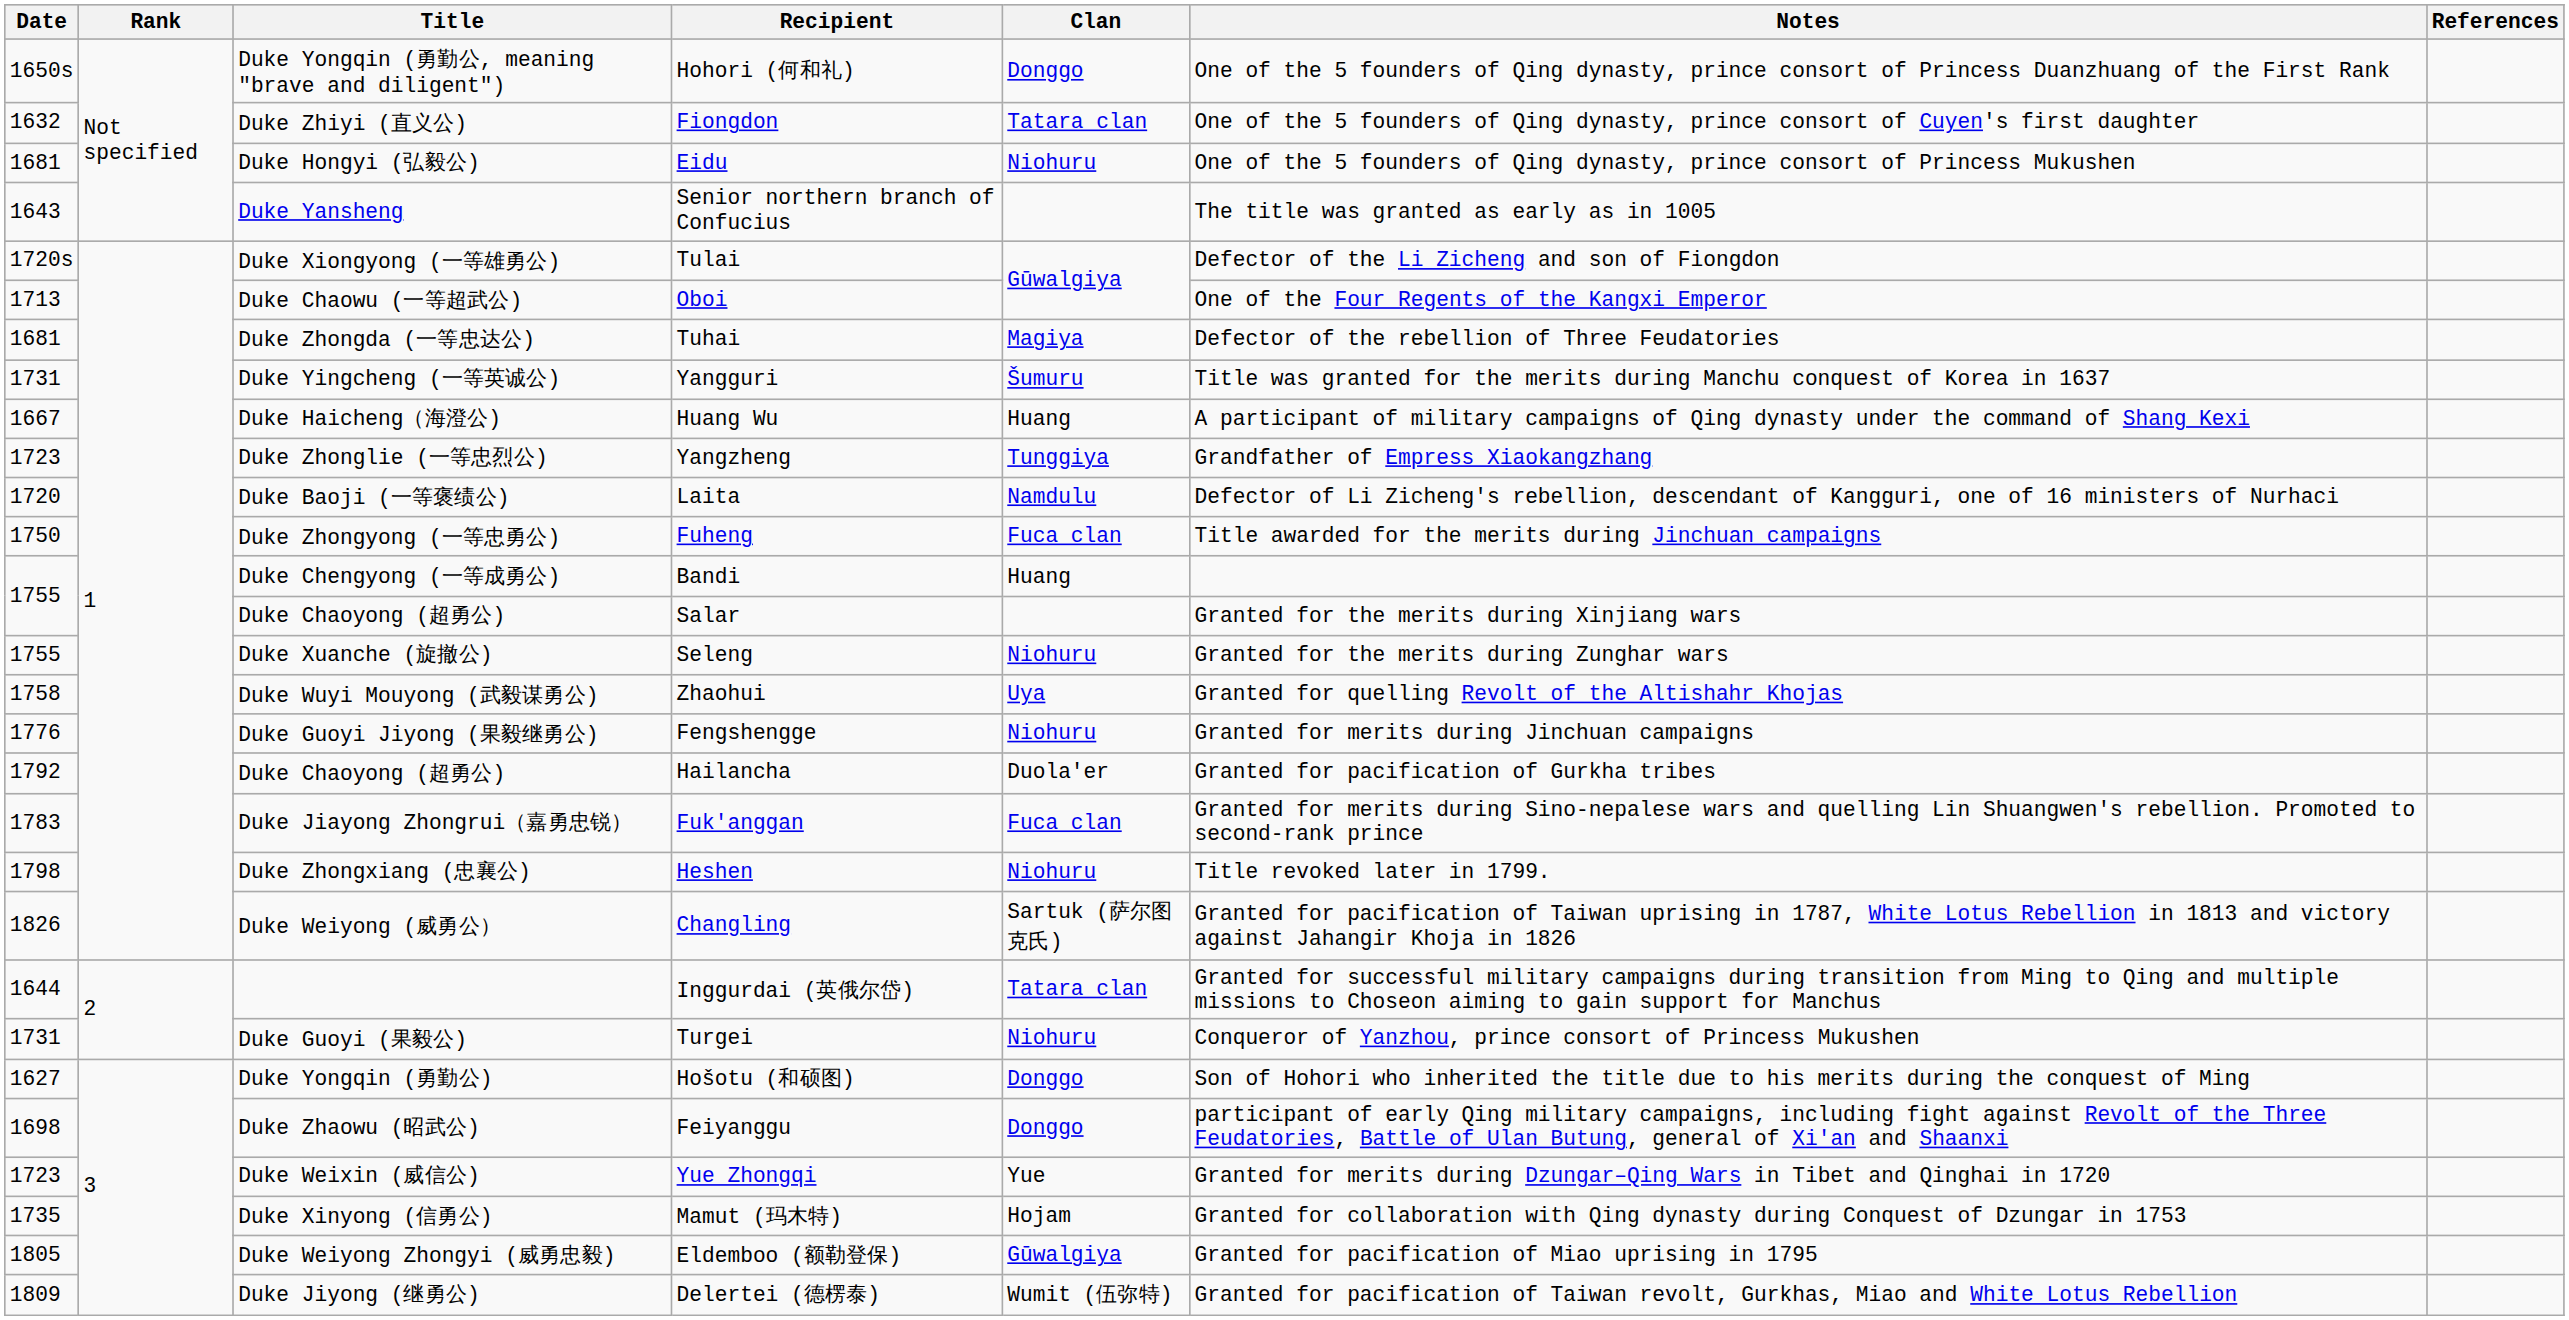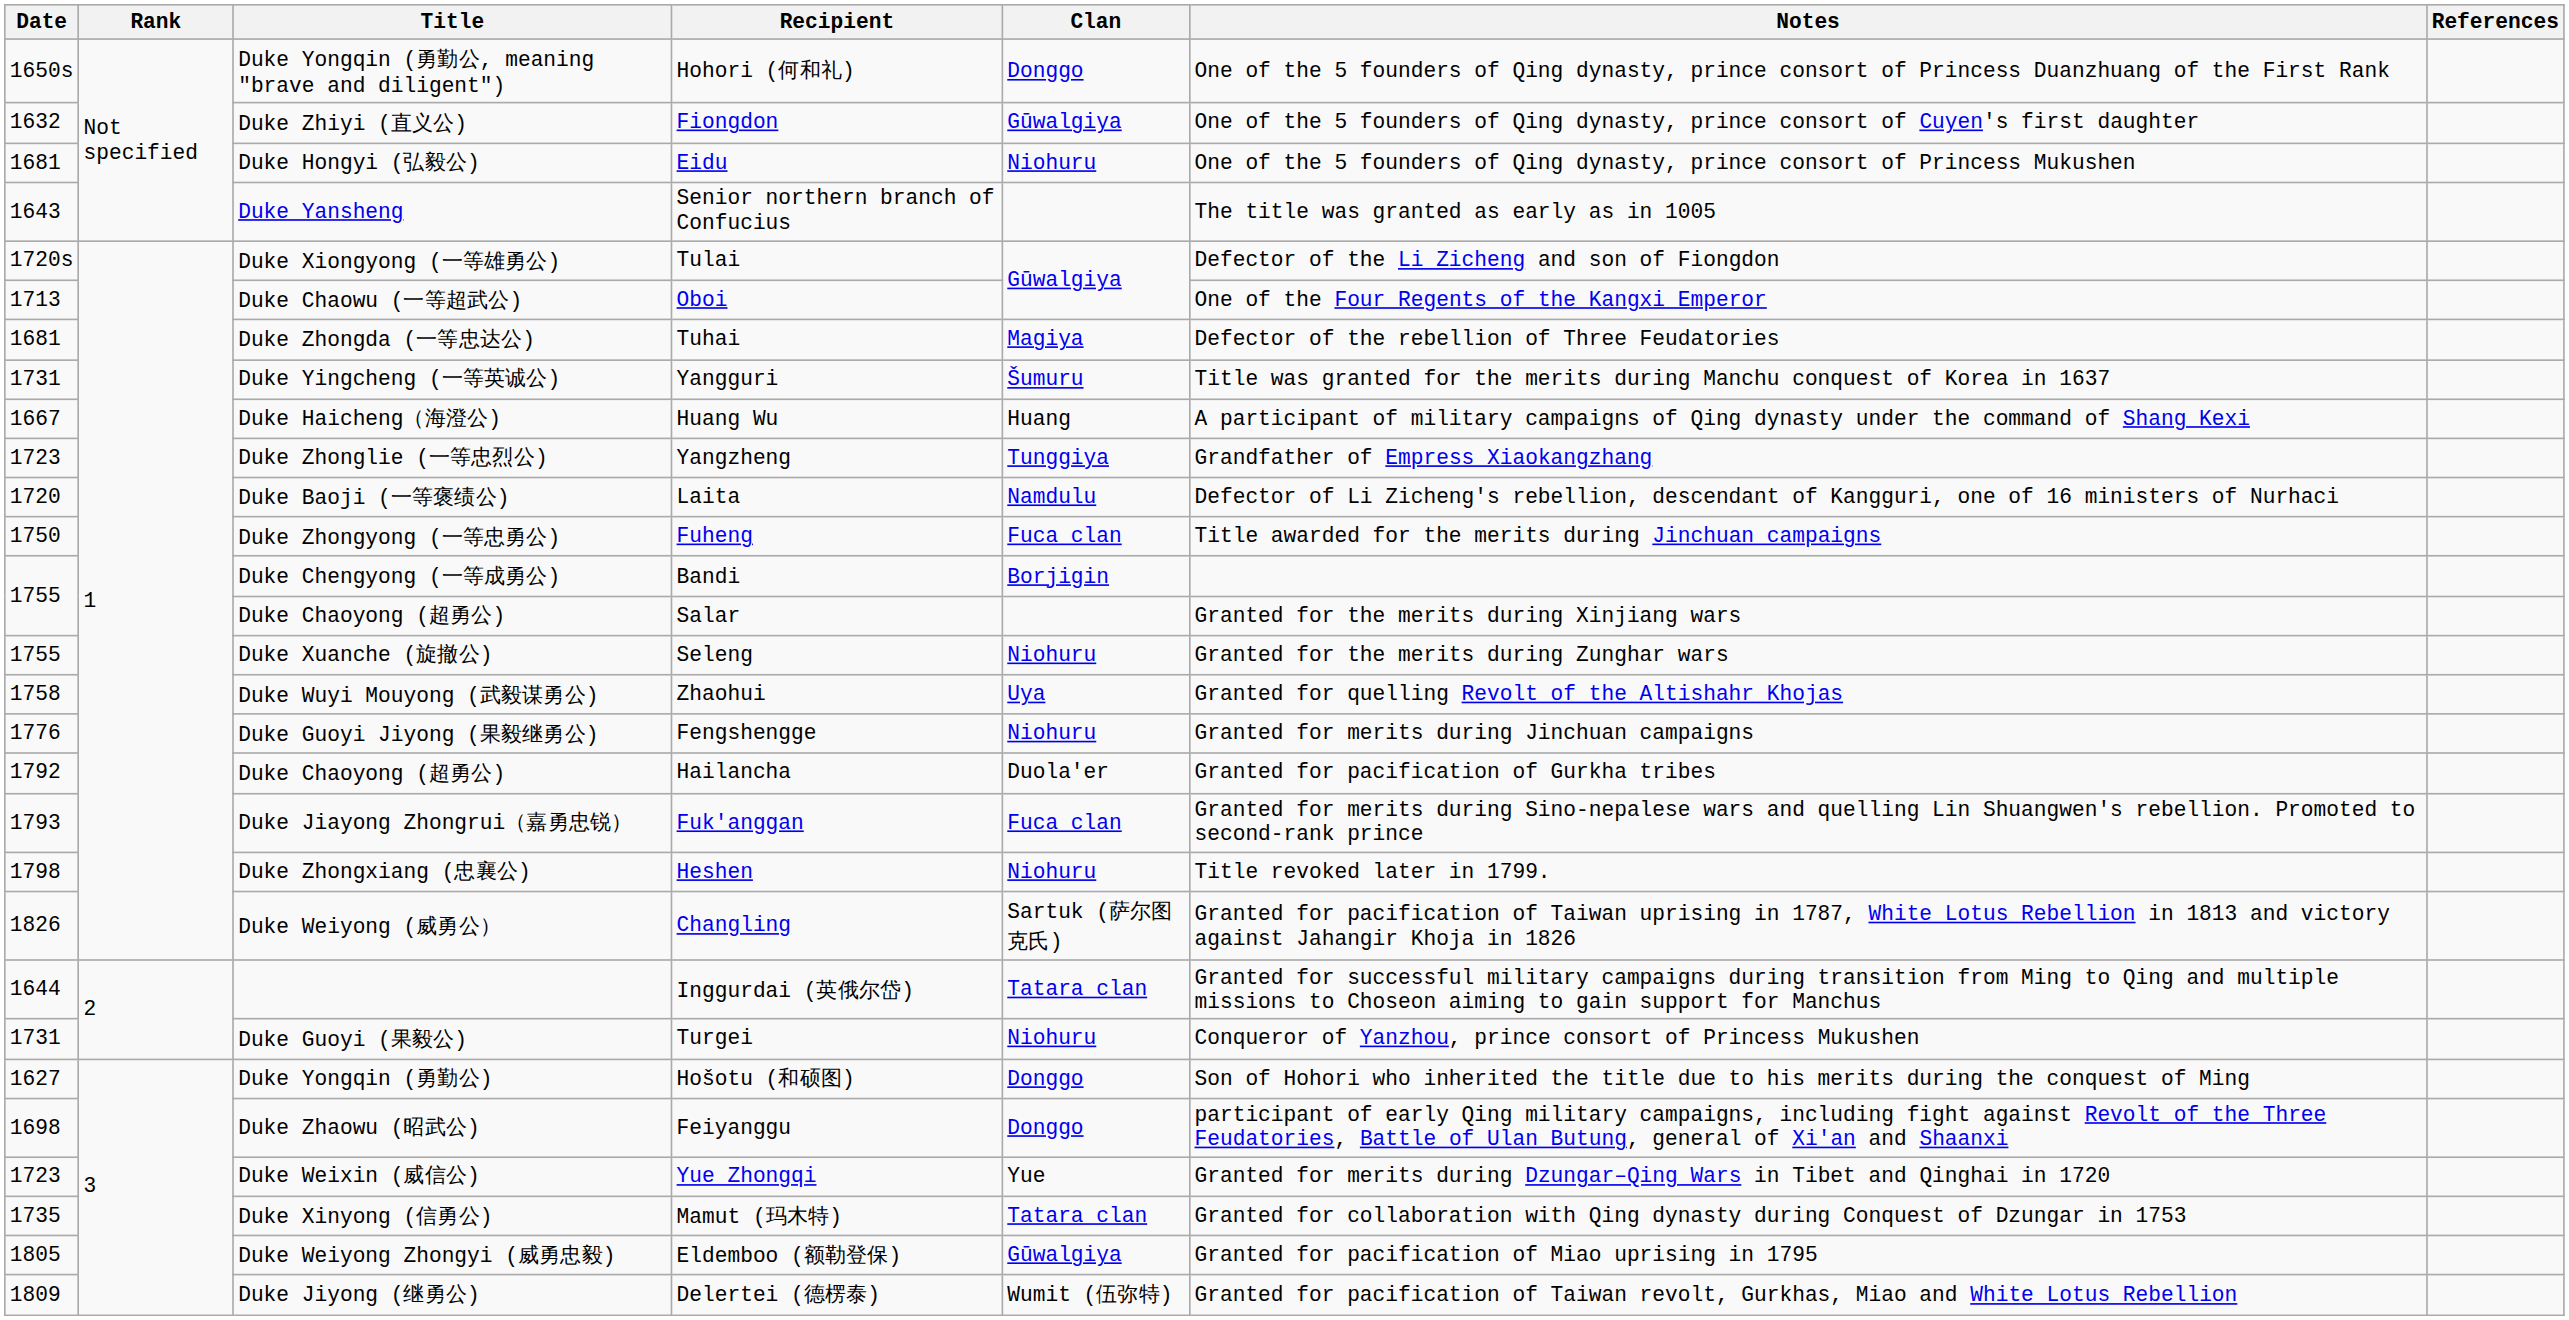(1077, 123) Tatara clan -> (1064, 123) Gūwalgiya
(1039, 576) Huang -> (1058, 576) Borjigin
(35, 823) 1783 -> (35, 823) 1793
(1039, 1216) Hojam -> (1077, 1216) Tatara clan
